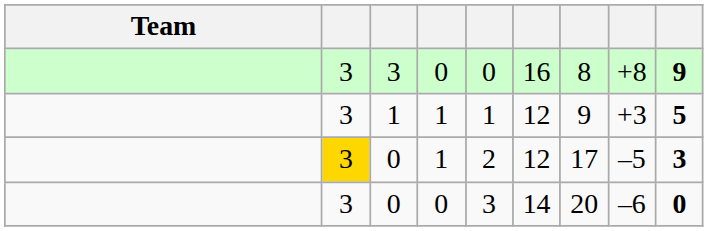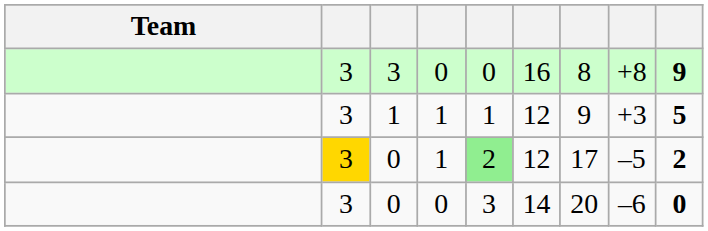(489, 159) no background -> (489, 159) lightgreen background
(679, 159) 3 -> (679, 159) 2
